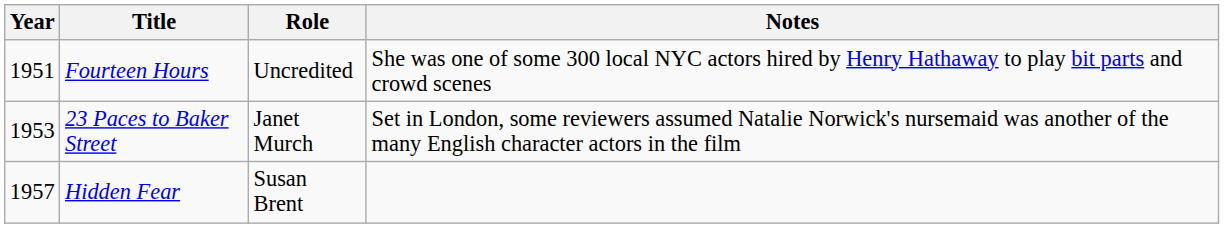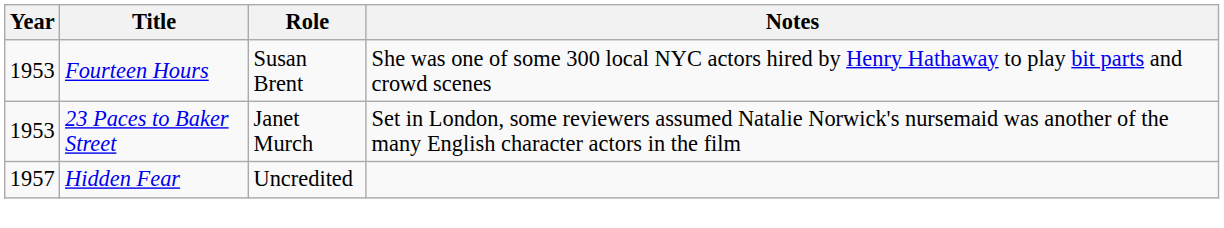(32, 70) 1951 -> (32, 70) 1953
(303, 70) Uncredited -> (280, 70) Susan Brent
(280, 191) Susan Brent -> (303, 179) Uncredited
